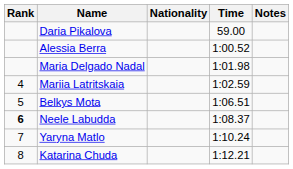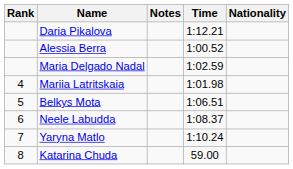columns swapped: (178, 13) <-> (270, 13)
(231, 31) 59.00 -> (205, 31) 1:12.21
(231, 66) 1:01.98 -> (205, 66) 1:02.59
(231, 84) 1:02.59 -> (205, 84) 1:01.98
(21, 119) bold -> (21, 119) normal
(231, 155) 1:12.21 -> (205, 155) 59.00
